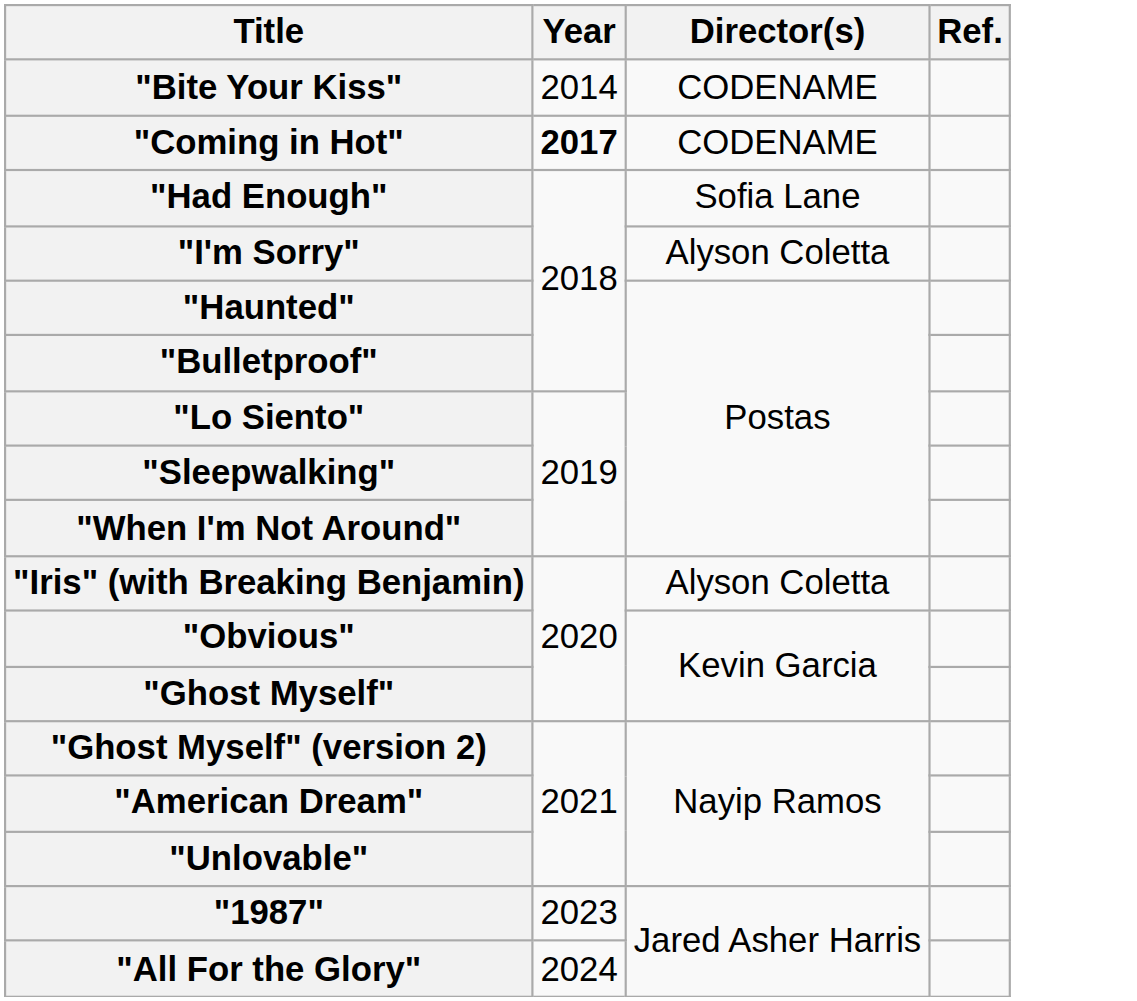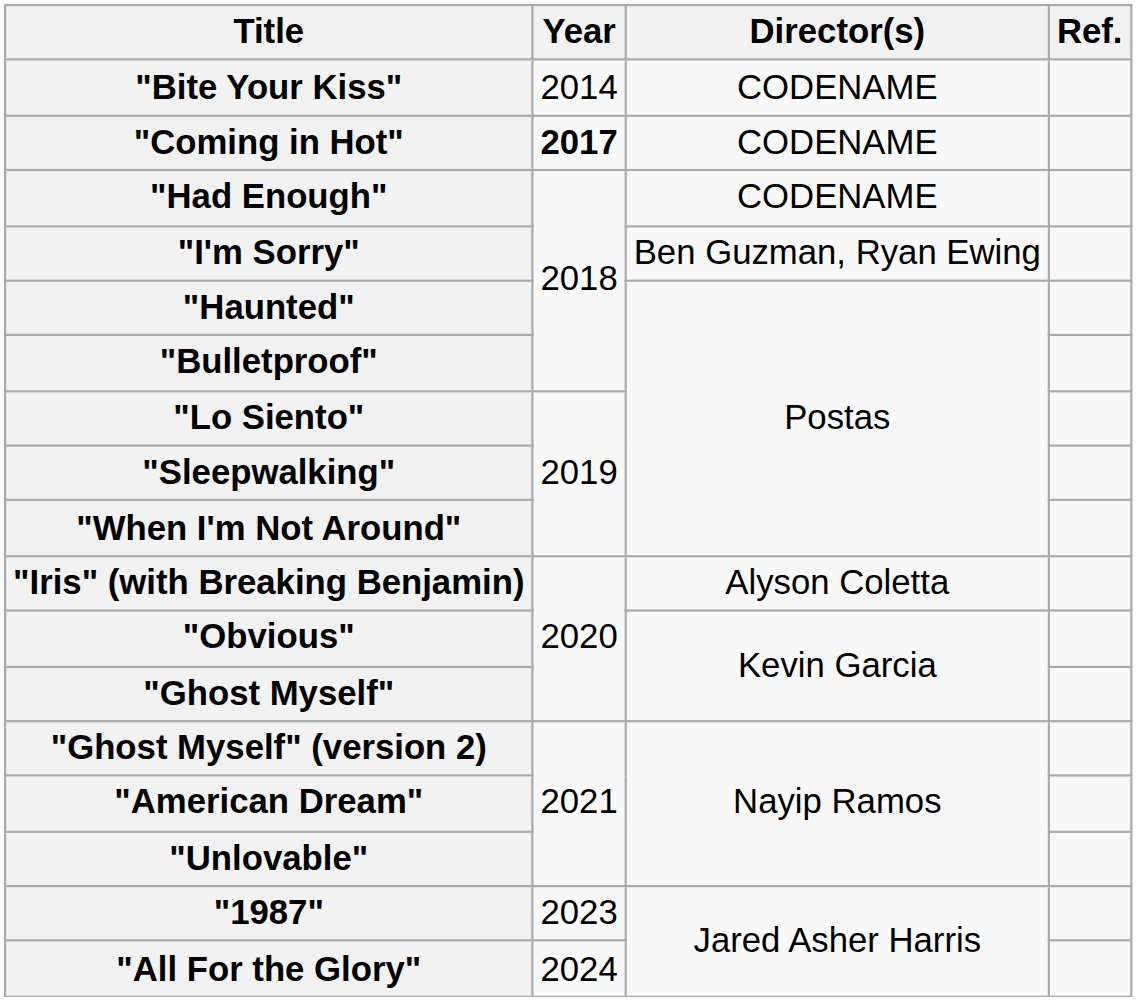(777, 197) Sofia Lane -> (837, 197) CODENAME
(777, 252) Alyson Coletta -> (837, 252) Ben Guzman, Ryan Ewing
